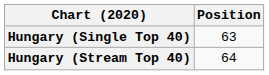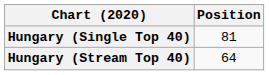(229, 37) 63 -> (229, 37) 81
